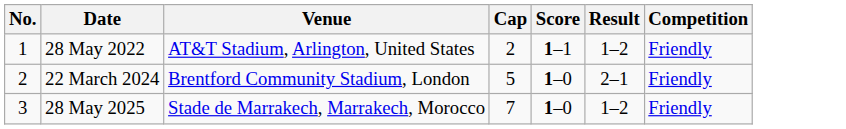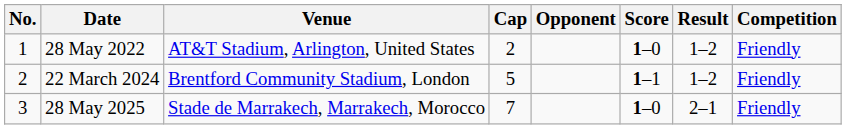+ column: (576, 19)
(558, 49) 1–1 -> (647, 49) 1–0
(558, 78) 1–0 -> (647, 78) 1–1
(614, 78) 2–1 -> (703, 78) 1–2
(614, 108) 1–2 -> (703, 108) 2–1
